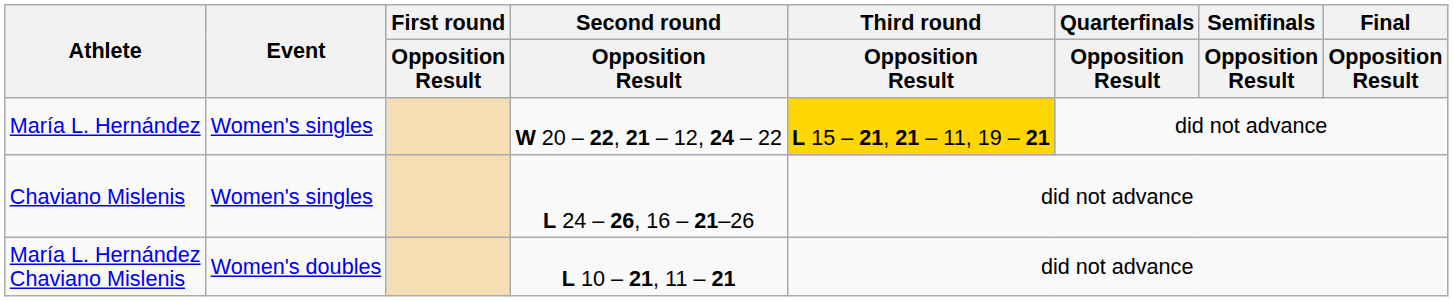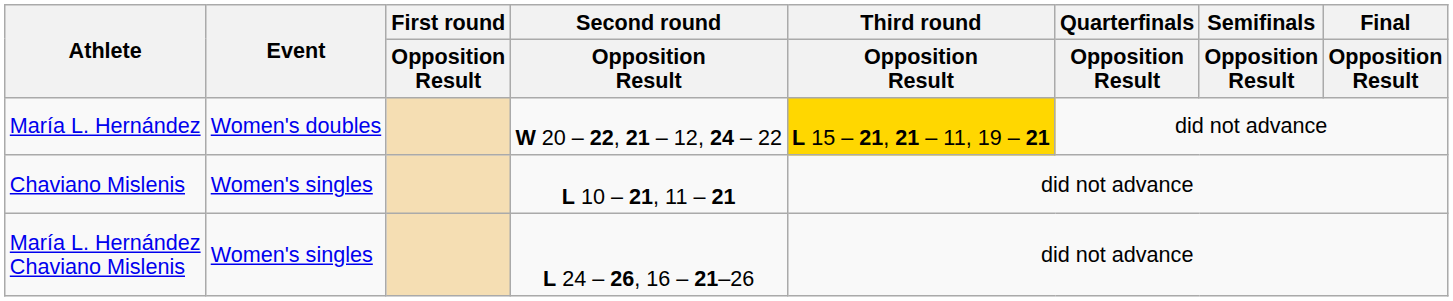(292, 126) Women's singles -> (296, 126) Women's doubles
(649, 221) L 24 – 26, 16 – 21–26 -> (649, 197) L 10 – 21, 11 – 21
(296, 267) Women's doubles -> (292, 255) Women's singles
(649, 279) L 10 – 21, 11 – 21 -> (649, 279) L 24 – 26, 16 – 21–26
